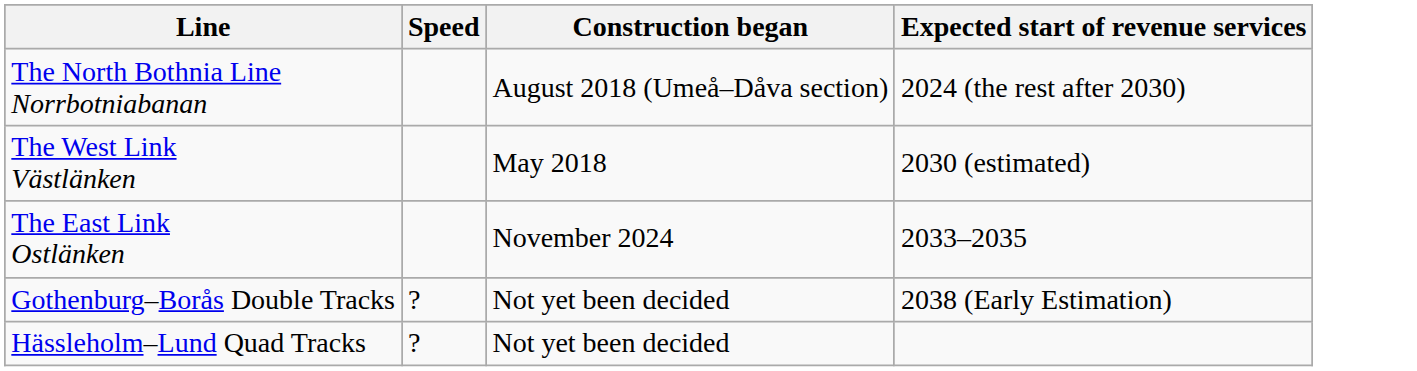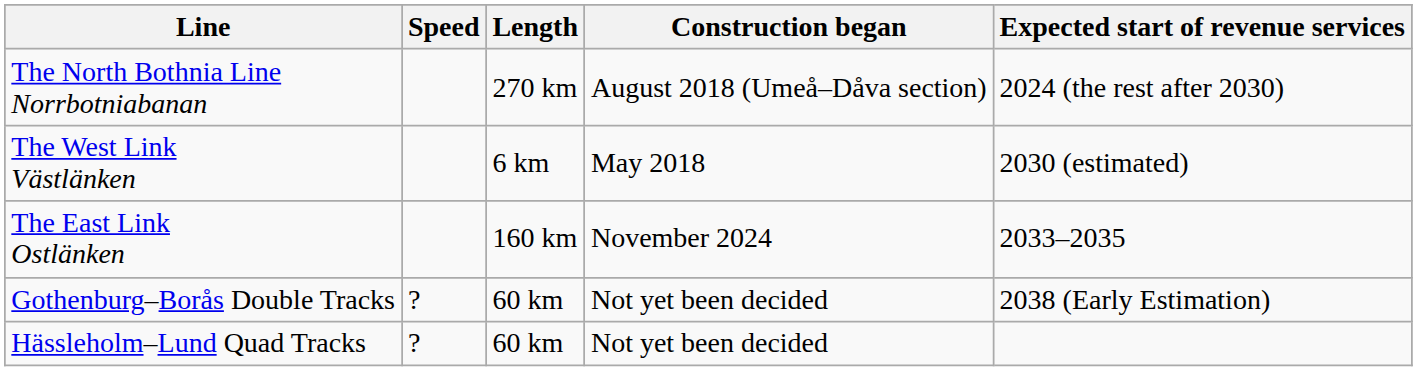+ column: (535, 26)
